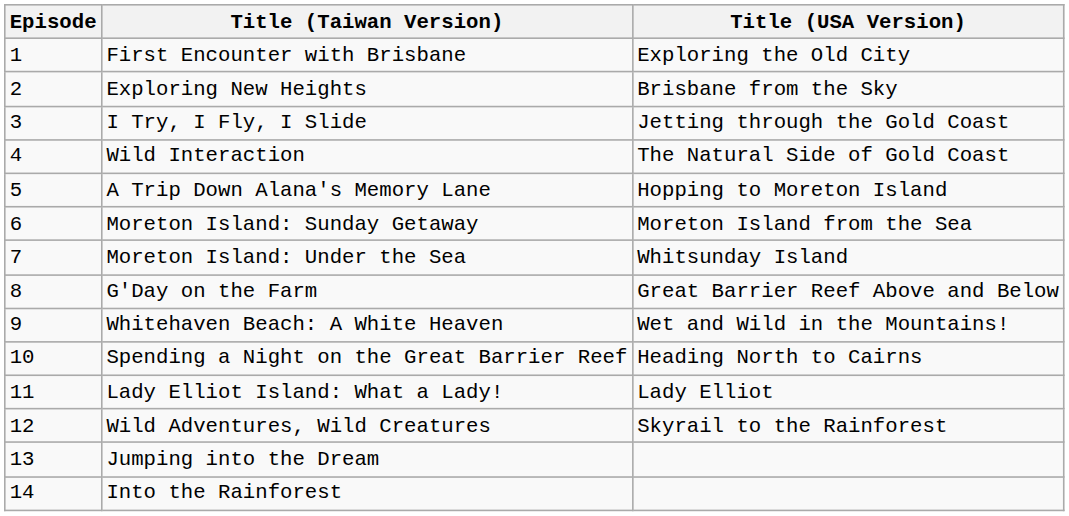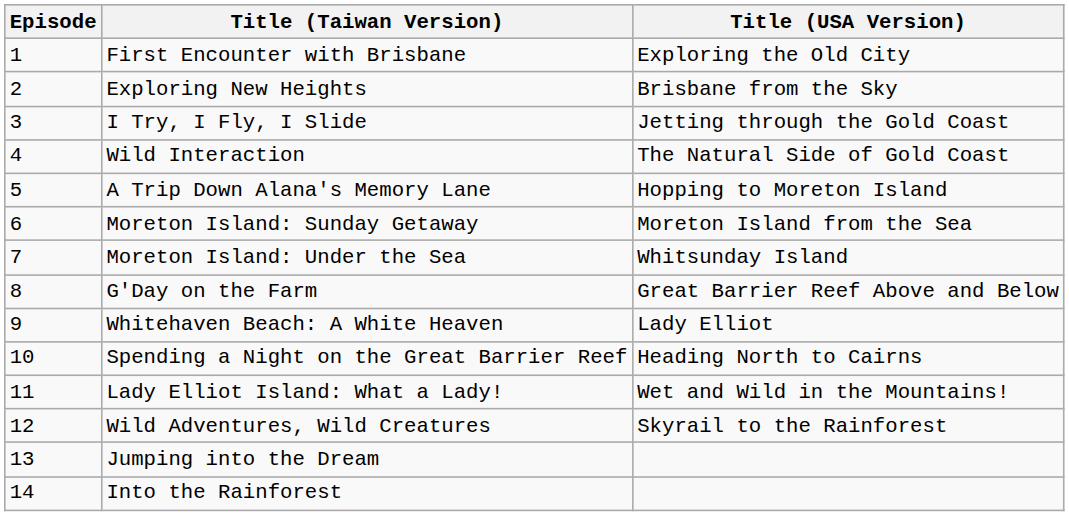(823, 325) Wet and Wild in the Mountains! -> (705, 325) Lady Elliot
(705, 392) Lady Elliot -> (823, 392) Wet and Wild in the Mountains!
